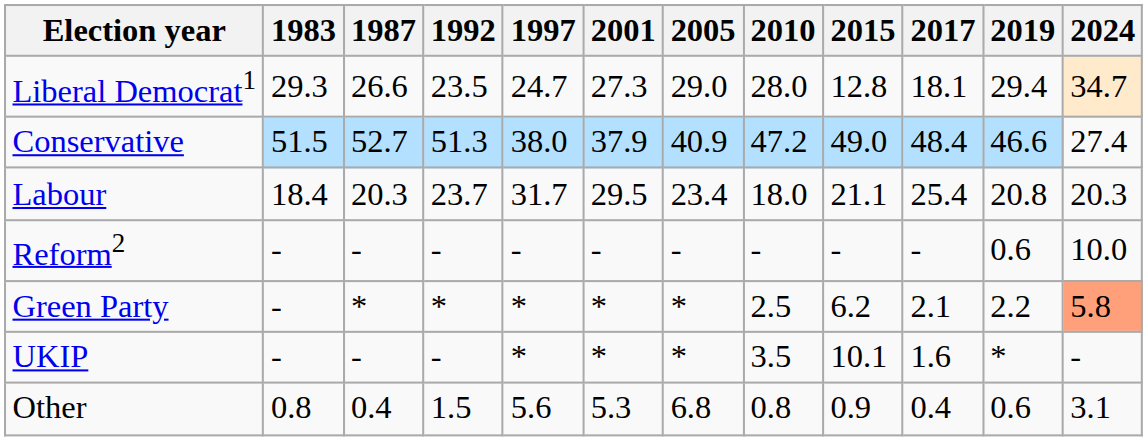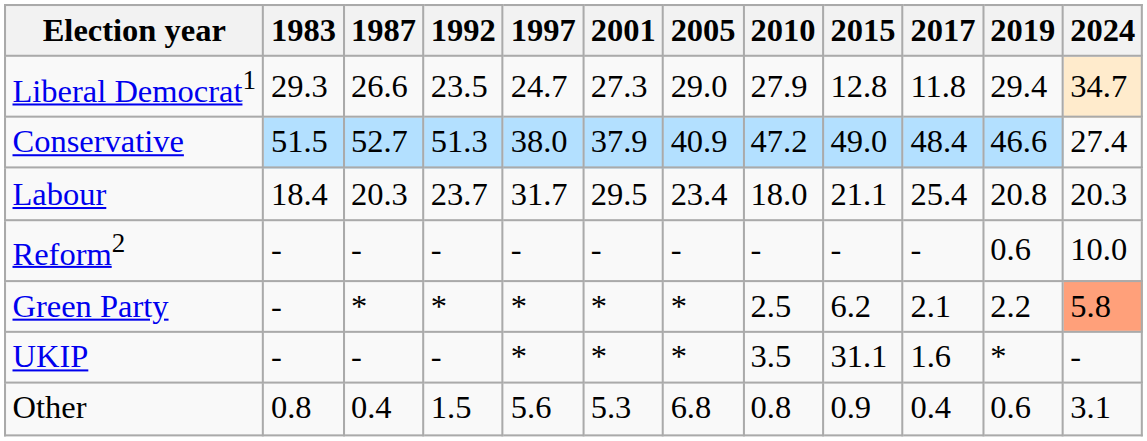(779, 86) 28.0 -> (779, 86) 27.9
(939, 86) 18.1 -> (938, 86) 11.8
(859, 356) 10.1 -> (859, 356) 31.1
